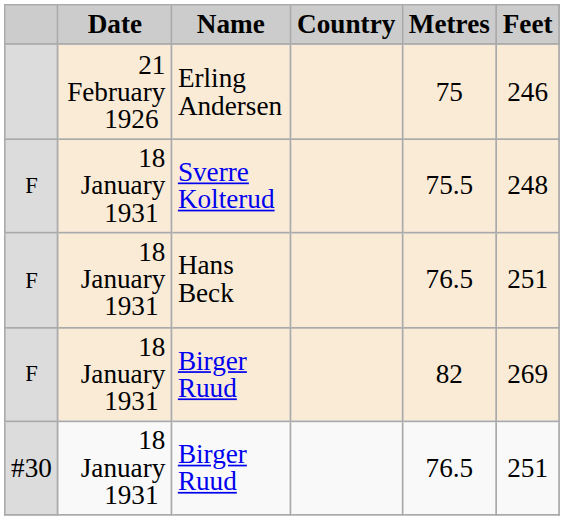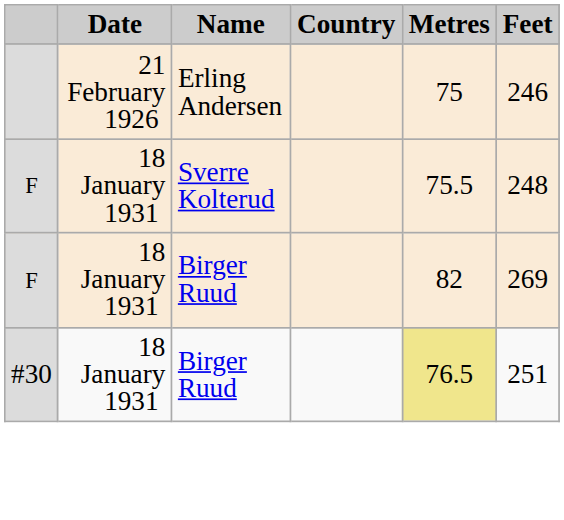- row: (32, 280)
(449, 467) no background -> (449, 373) khaki background
